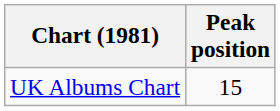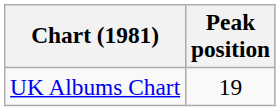(231, 86) 15 -> (231, 86) 19
